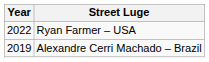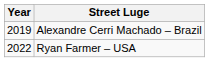rows swapped: (86, 30) <-> (119, 48)
